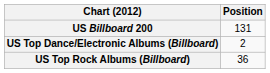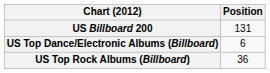(243, 44) 2 -> (243, 44) 6
